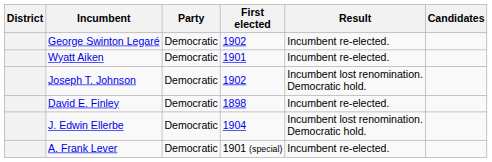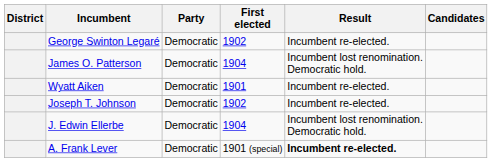+ row: (95, 64)
(355, 80) Incumbent lost renomination. Democratic hold. -> (338, 103) Incumbent re-elected.
- row: (84, 103)
(338, 148) normal -> (342, 148) bold
